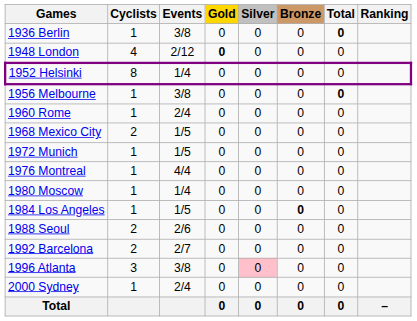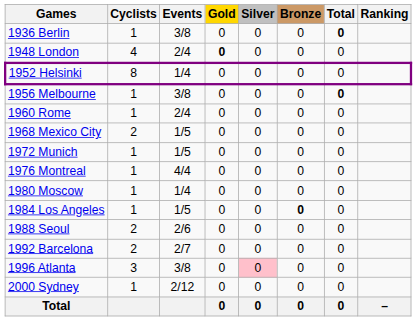(182, 52) 2/12 -> (182, 52) 2/4
(182, 287) 2/4 -> (182, 287) 2/12
